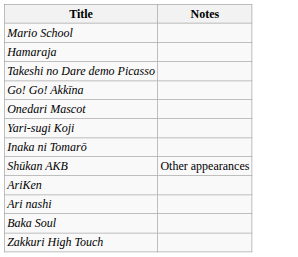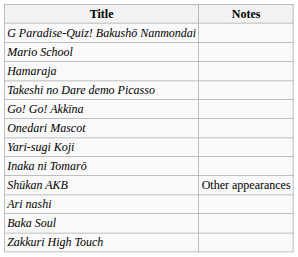+ row: (102, 33)
- row: (24, 185)
